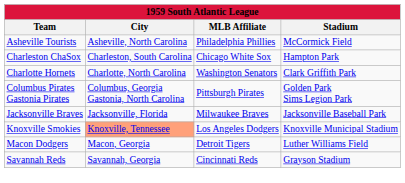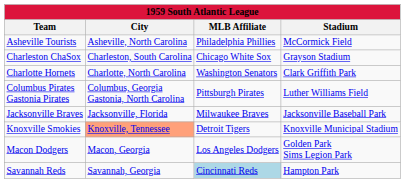(311, 57) Hampton Park -> (317, 57) Grayson Stadium
(318, 93) Golden Park Sims Legion Park -> (326, 93) Luther Williams Field
(237, 129) Los Angeles Dodgers -> (223, 129) Detroit Tigers
(223, 144) Detroit Tigers -> (237, 150) Los Angeles Dodgers
(326, 144) Luther Williams Field -> (318, 150) Golden Park Sims Legion Park
(227, 159) no background -> (227, 170) lightblue background
(317, 159) Grayson Stadium -> (311, 170) Hampton Park
